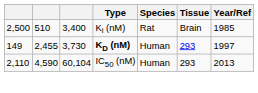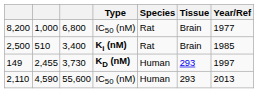+ row: (18, 28)
(110, 28) normal -> (111, 45) bold
(77, 62) 60,104 -> (77, 80) 55,600
